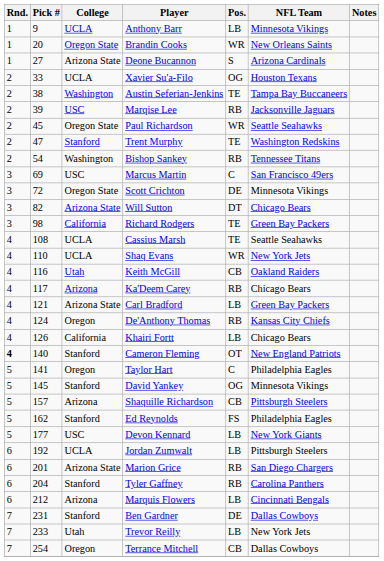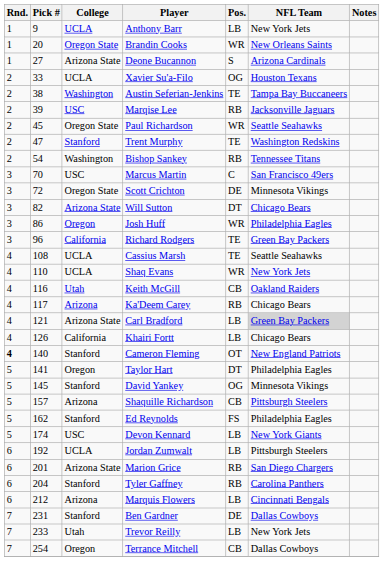(289, 28) Minnesota Vikings -> (280, 28) New York Jets
(38, 175) 69 -> (38, 175) 70
+ row: (145, 223)
(38, 223) 98 -> (38, 239) 96
(290, 304) no background -> (290, 321) lightgrey background
- row: (168, 321)
(231, 369) C -> (235, 369) DT
(40, 434) 177 -> (40, 434) 174
